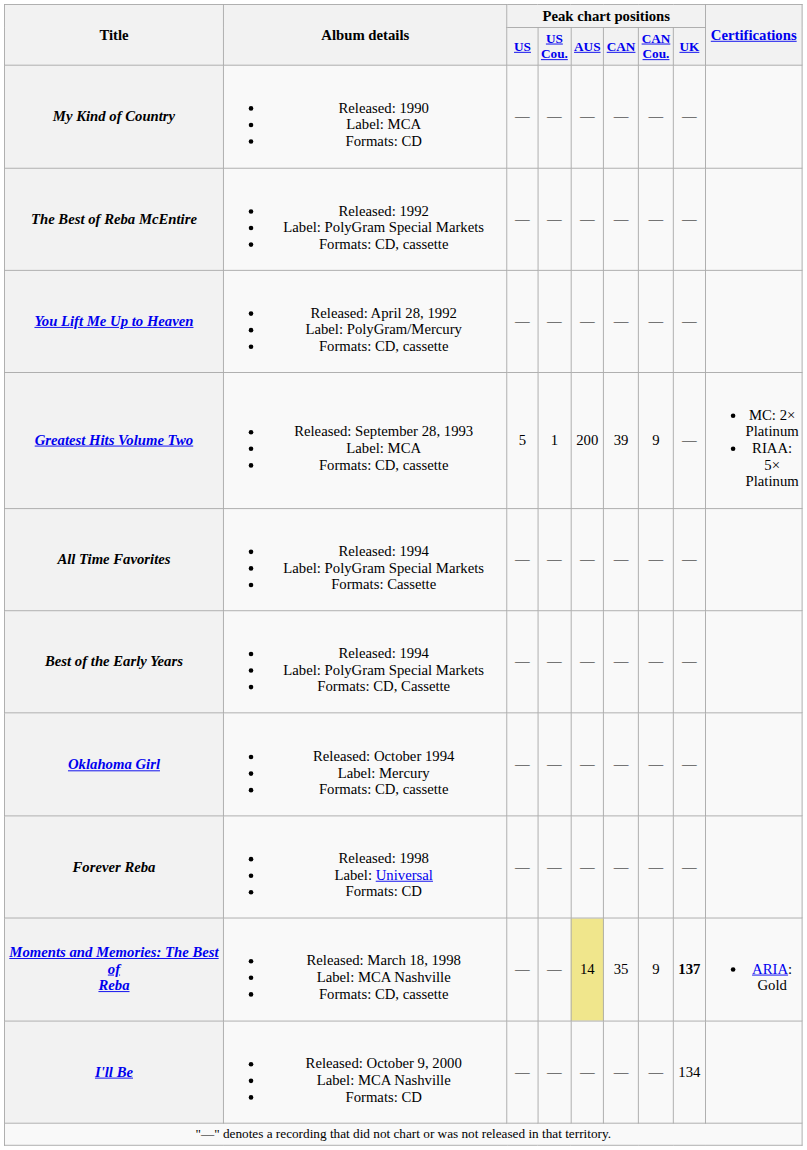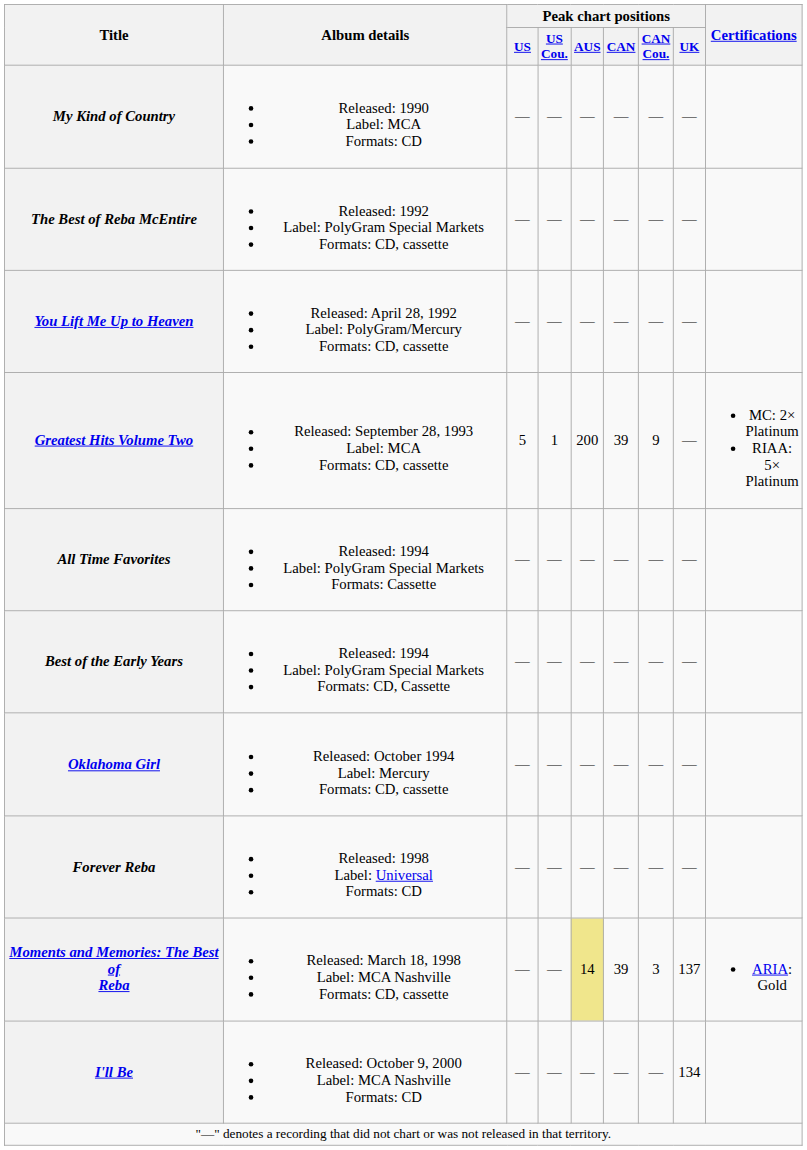(621, 969) 35 -> (621, 969) 39
(656, 969) 9 -> (656, 969) 3
(689, 969) bold -> (689, 969) normal
